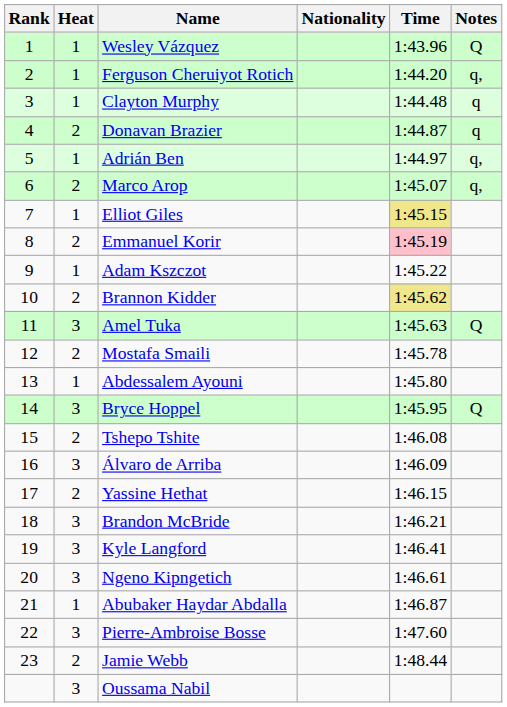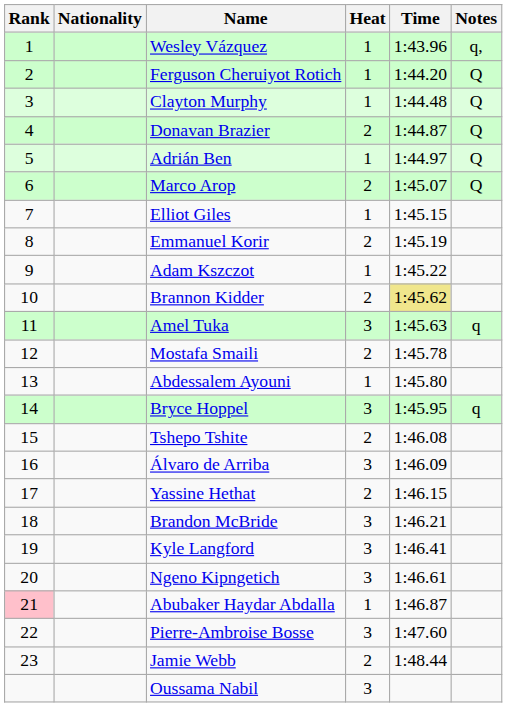columns swapped: (76, 18) <-> (344, 18)
(476, 46) Q -> (476, 46) q,
(476, 74) q, -> (476, 74) Q
(476, 102) q -> (476, 102) Q
(476, 130) q -> (476, 130) Q
(476, 158) q, -> (476, 158) Q
(476, 185) q, -> (476, 185) Q
(420, 213) khaki background -> (420, 213) no background
(420, 241) pink background -> (420, 241) no background
(476, 325) Q -> (476, 325) q
(476, 409) Q -> (476, 409) q
(29, 604) no background -> (29, 604) pink background
